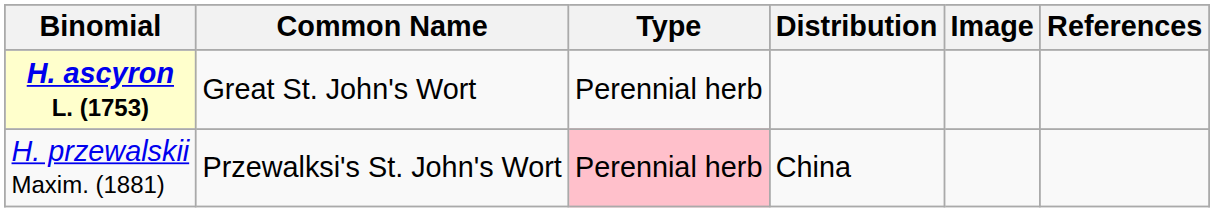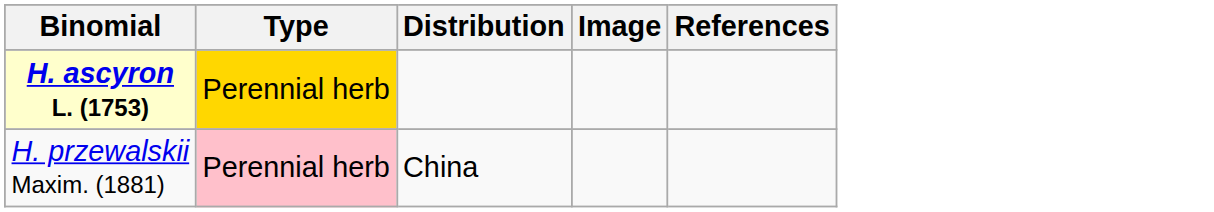- column: (382, 27)
(669, 89) no background -> (296, 89) gold background
